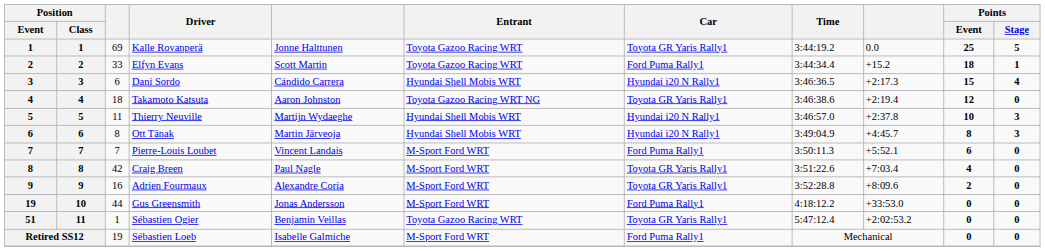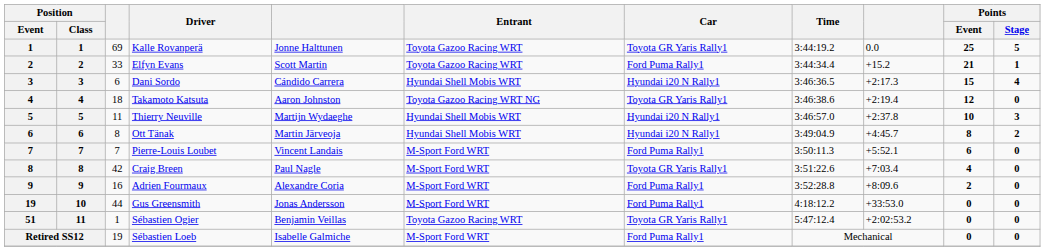(969, 64) 18 -> (969, 64) 21
(1017, 133) 3 -> (1017, 133) 2
(677, 185) Toyota GR Yaris Rally1 -> (665, 185) Ford Puma Rally1
